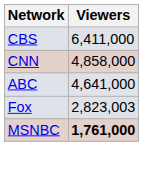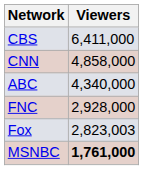(103, 84) 4,641,000 -> (103, 84) 4,340,000
+ row: (23, 107)
